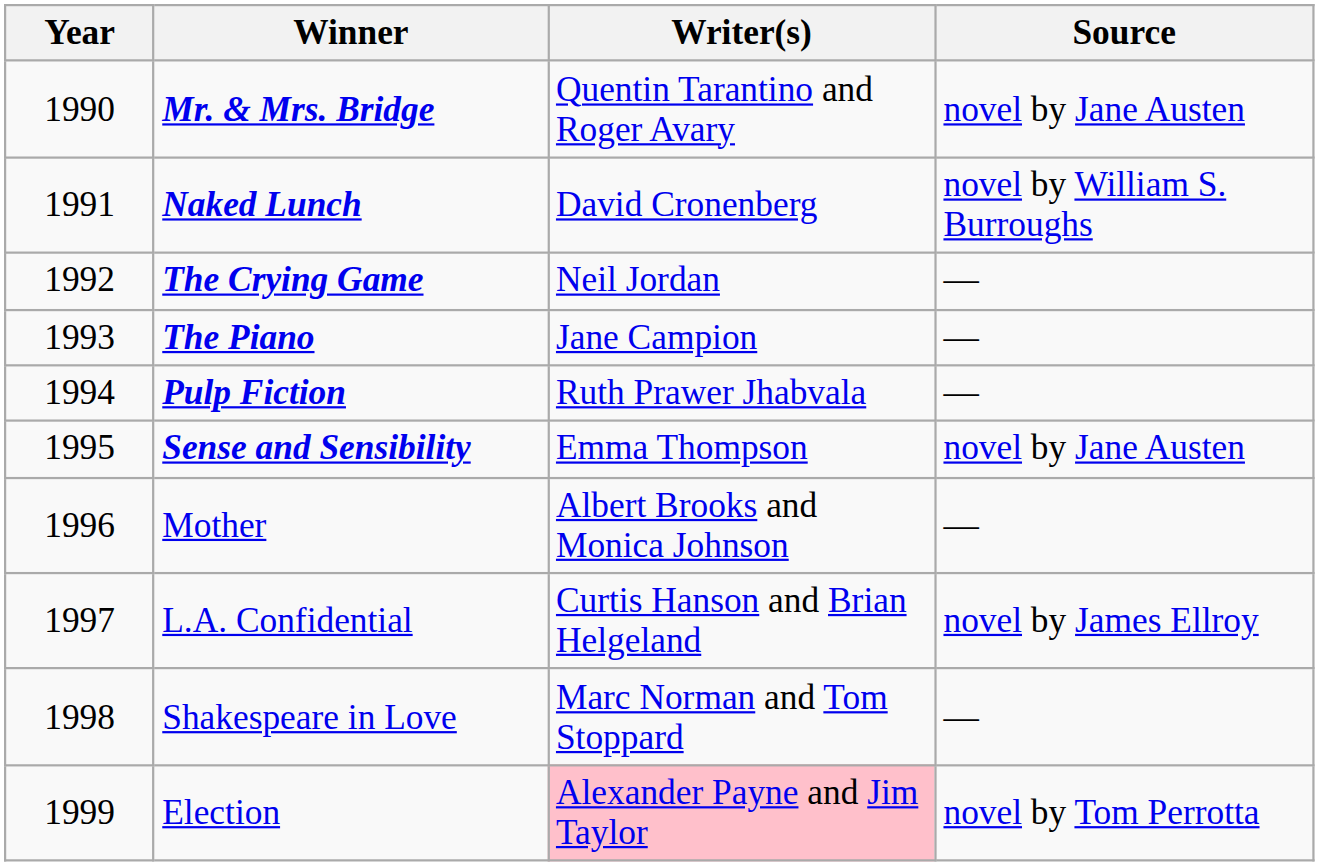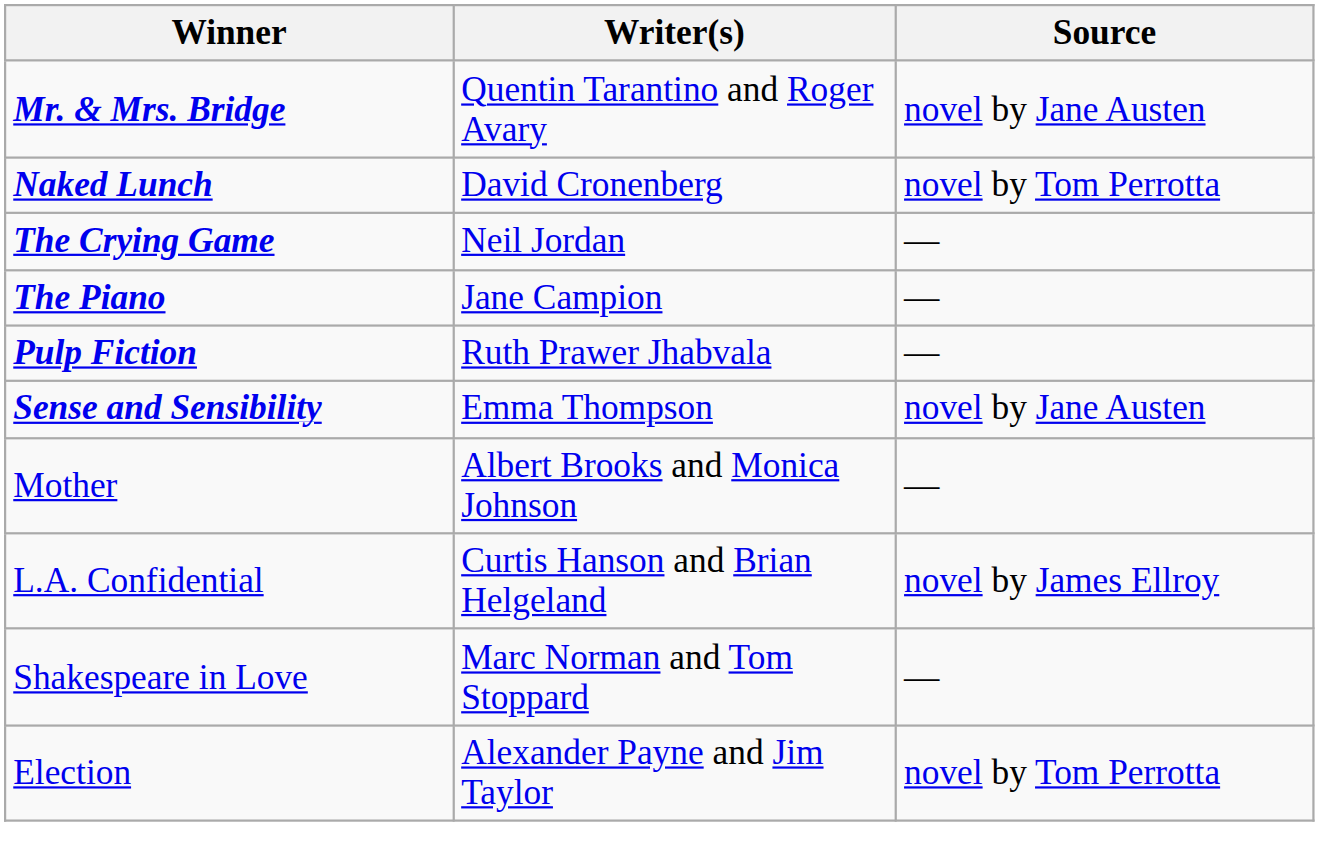- column: (80, 32)
(1085, 204) novel by William S. Burroughs -> (1062, 184) novel by Tom Perrotta
(737, 812) pink background -> (642, 772) no background
